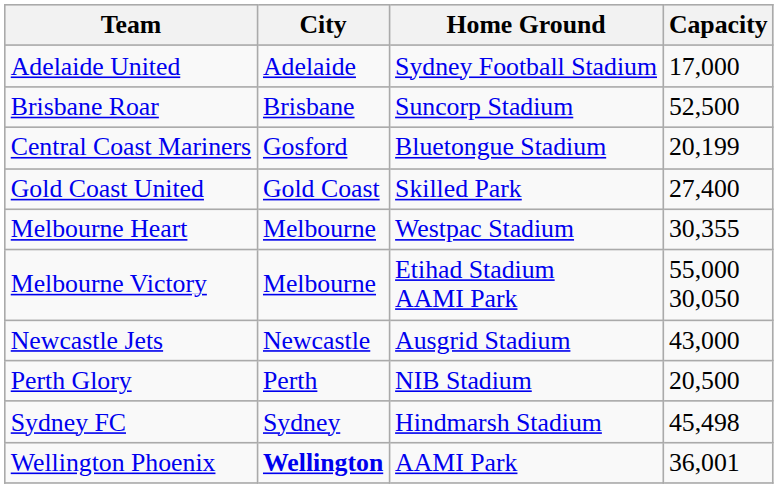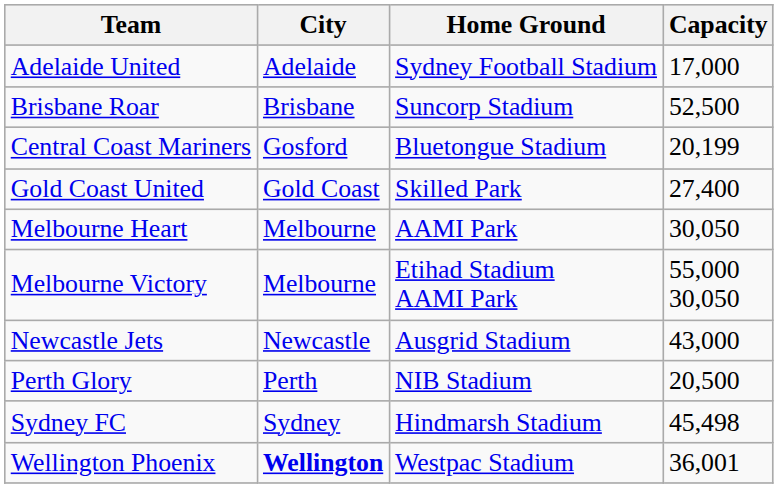(485, 229) Westpac Stadium -> (456, 229) AAMI Park
(704, 229) 30,355 -> (704, 229) 30,050
(456, 462) AAMI Park -> (485, 462) Westpac Stadium
